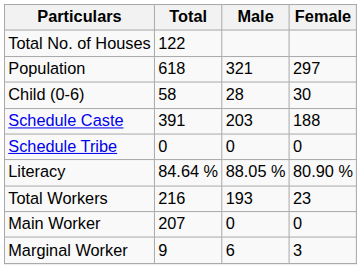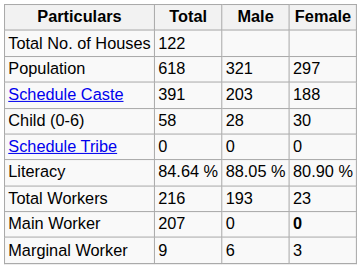rows swapped: (46, 95) <-> (66, 120)
(298, 224) normal -> (298, 224) bold
